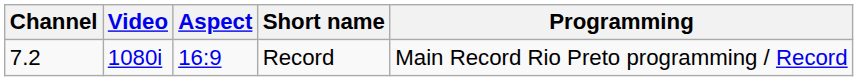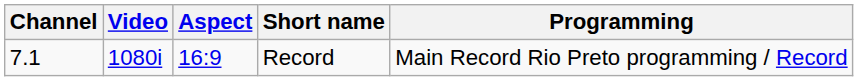(25, 57) 7.2 -> (25, 57) 7.1
